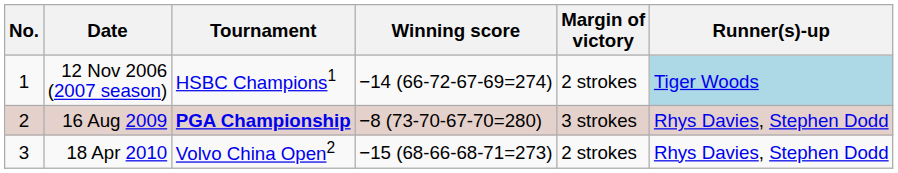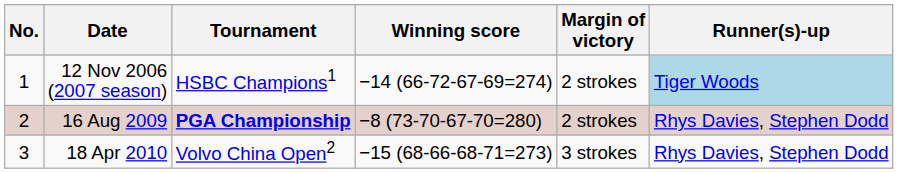(599, 121) 3 strokes -> (599, 121) 2 strokes
(599, 152) 2 strokes -> (599, 152) 3 strokes
